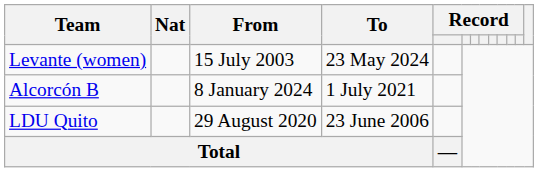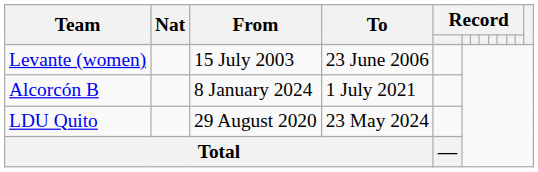(377, 59) 23 May 2024 -> (377, 59) 23 June 2006
(377, 120) 23 June 2006 -> (377, 120) 23 May 2024
